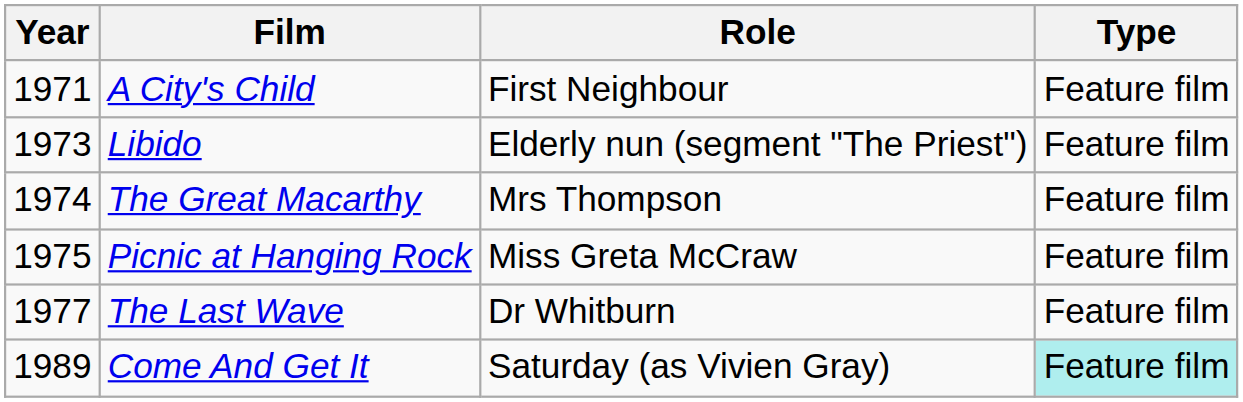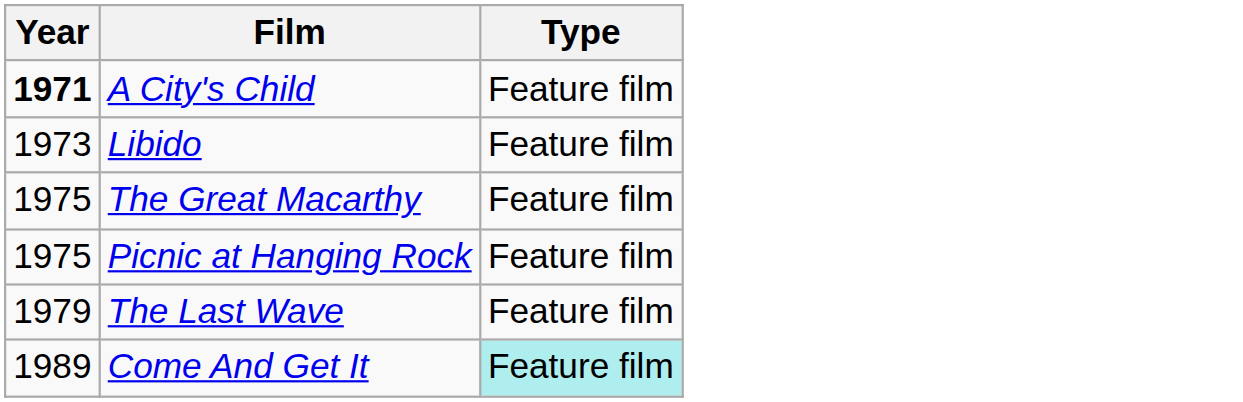- column: (758, 32)
(52, 88) normal -> (52, 88) bold
(52, 199) 1974 -> (52, 199) 1975
(52, 311) 1977 -> (52, 311) 1979
